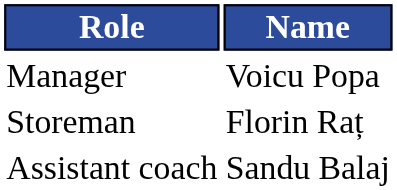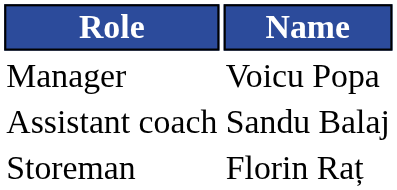rows swapped: (112, 168) <-> (71, 121)
